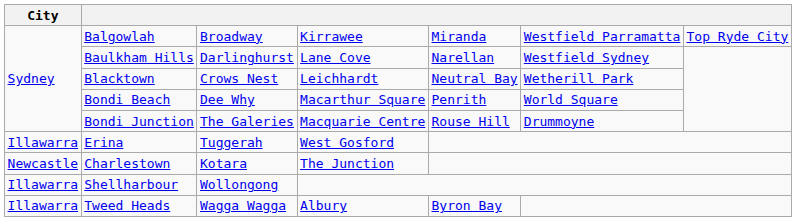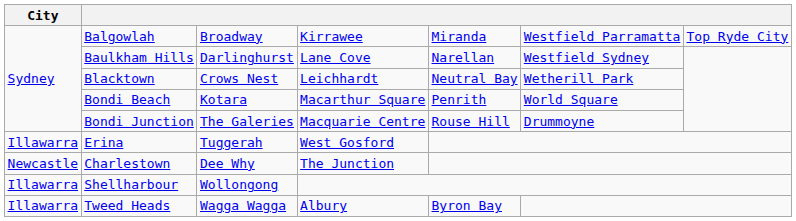(227, 100) Dee Why -> (223, 100) Kotara
(223, 163) Kotara -> (227, 163) Dee Why
